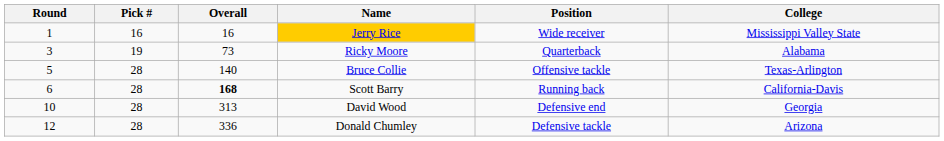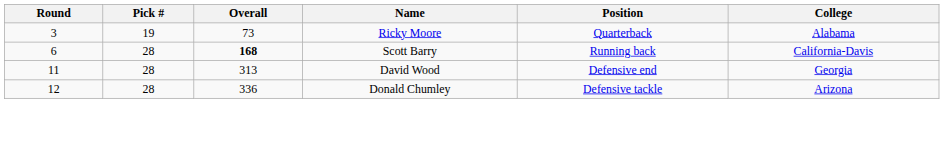- row: (376, 32)
- row: (376, 70)
(50, 107) 10 -> (54, 70) 11
